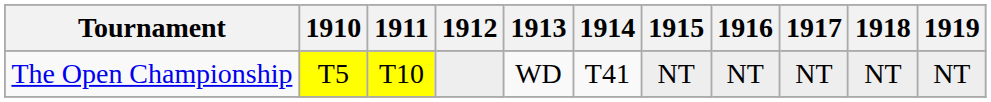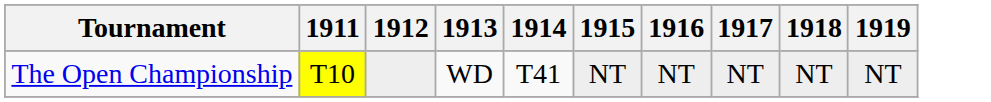- column: (333, 27)
